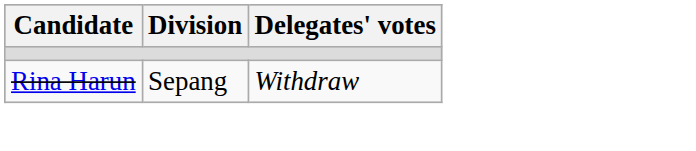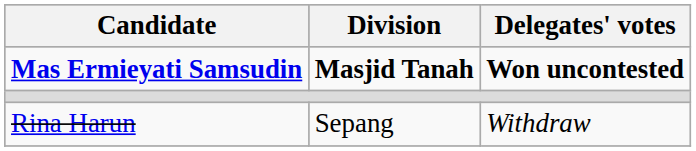+ row: (157, 68)
